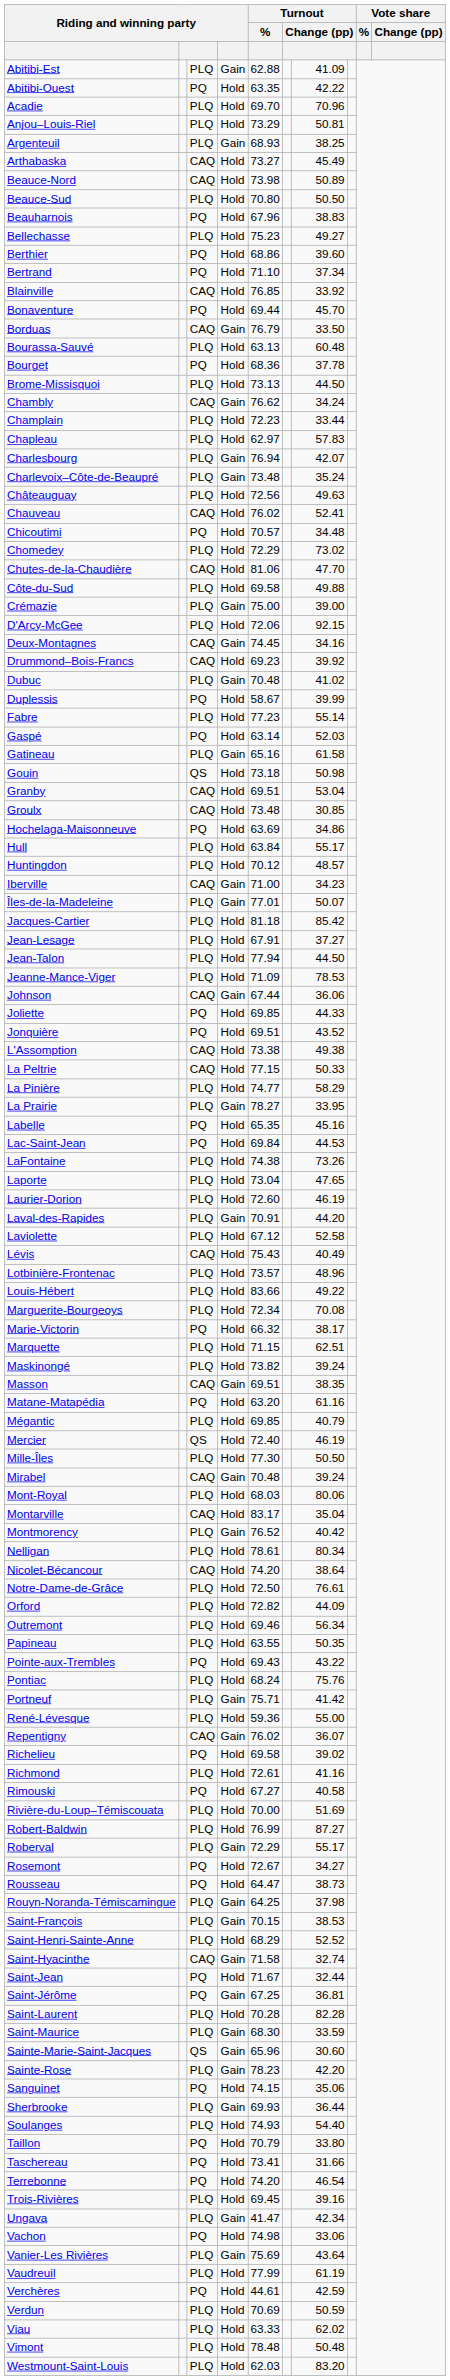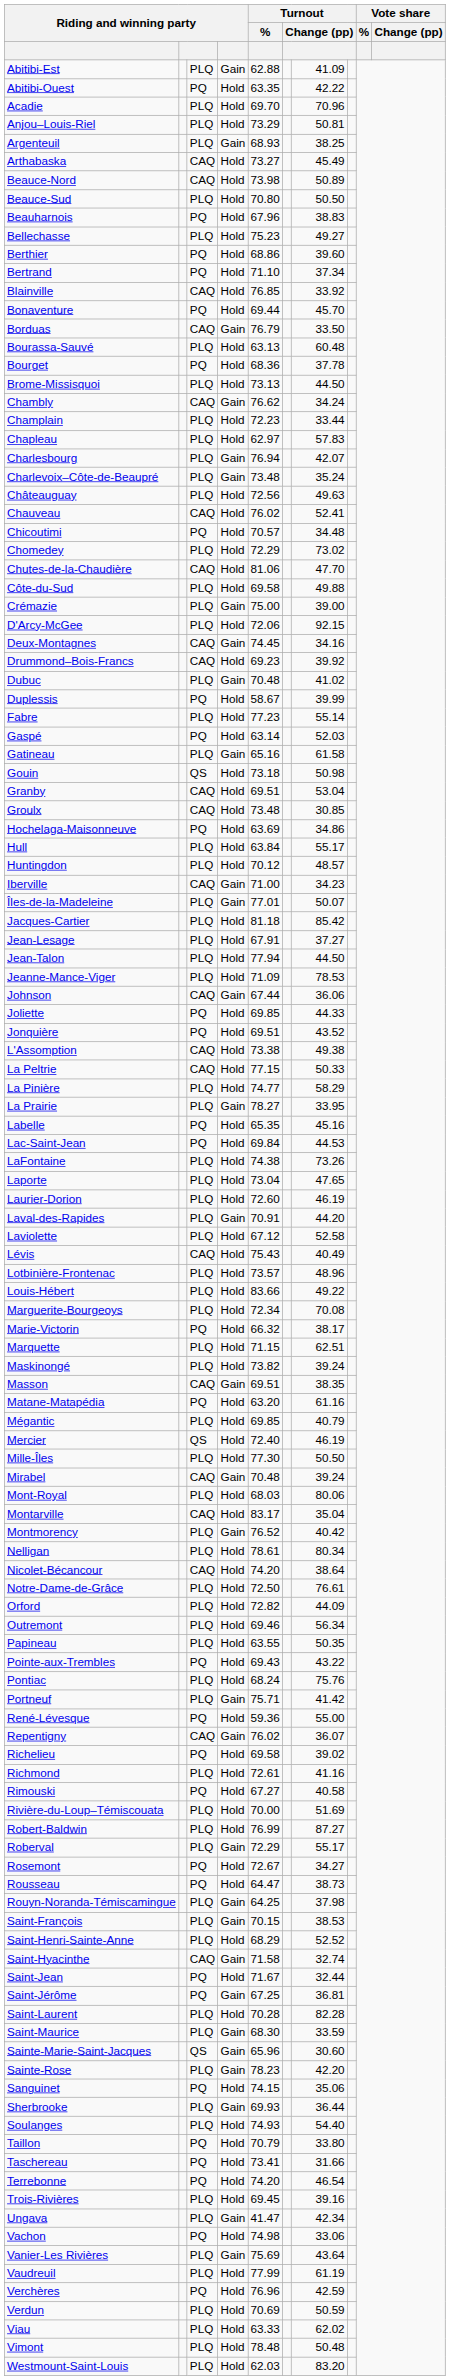(202, 1717) PLQ -> (198, 1717) PQ
(265, 2292) 44.61 -> (265, 2292) 76.96
